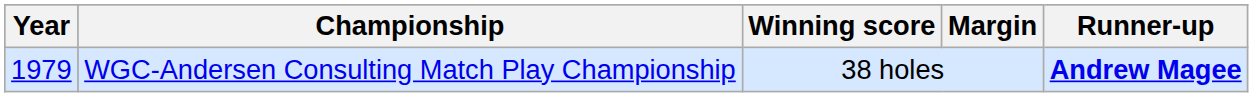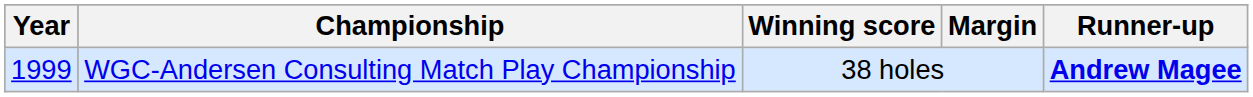(41, 69) 1979 -> (41, 69) 1999
